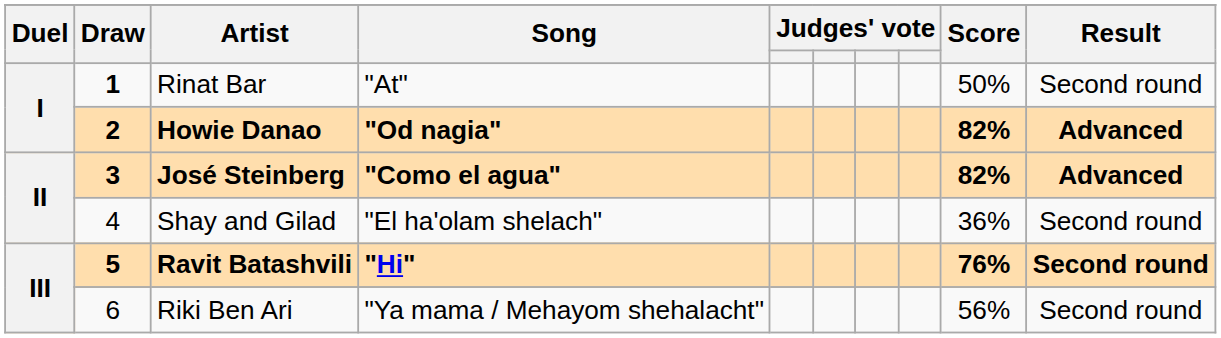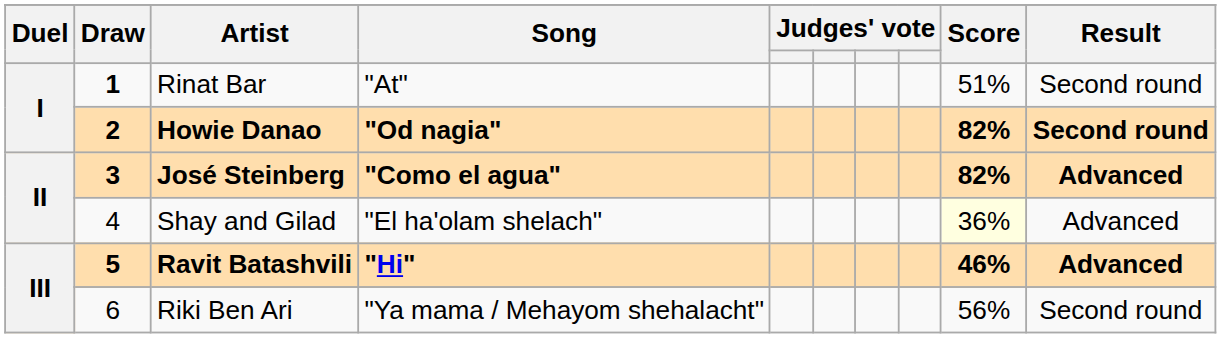(984, 85) 50% -> (984, 85) 51%
(1121, 130) Advanced -> (1121, 130) Second round
(984, 220) no background -> (984, 220) lightyellow background
(1121, 220) Second round -> (1121, 220) Advanced
(984, 265) 76% -> (984, 265) 46%
(1121, 265) Second round -> (1121, 265) Advanced
